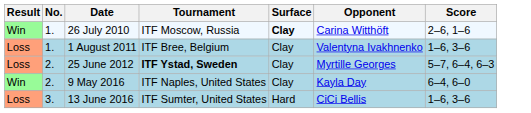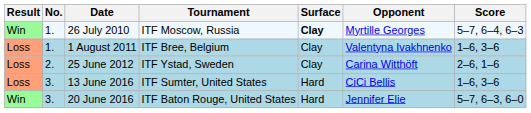(353, 30) Carina Witthöft -> (385, 30) Myrtille Georges
(449, 30) 2–6, 1–6 -> (490, 30) 5–7, 6–4, 6–3
(189, 64) bold -> (188, 64) normal
(356, 64) Myrtille Georges -> (382, 64) Carina Witthöft
(461, 64) 5–7, 6–4, 6–3 -> (478, 64) 2–6, 1–6
- row: (96, 82)
+ row: (101, 99)
